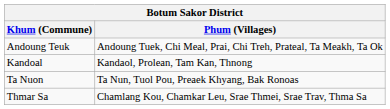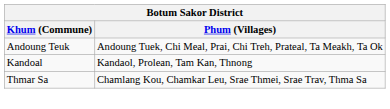- row: (25, 79)
